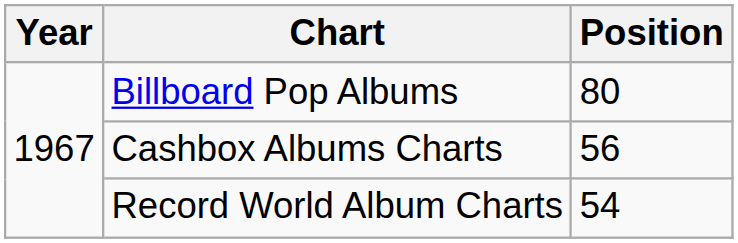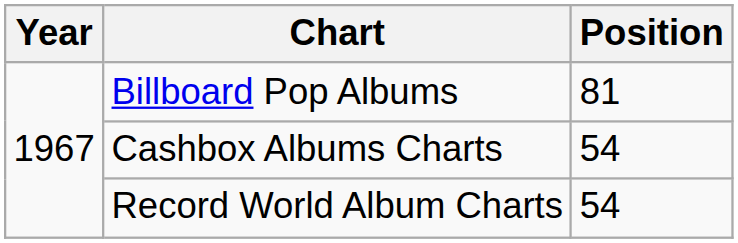(600, 91) 80 -> (600, 91) 81
(600, 149) 56 -> (600, 149) 54
